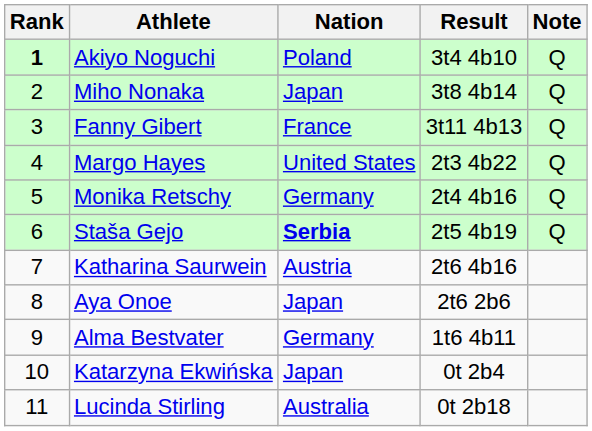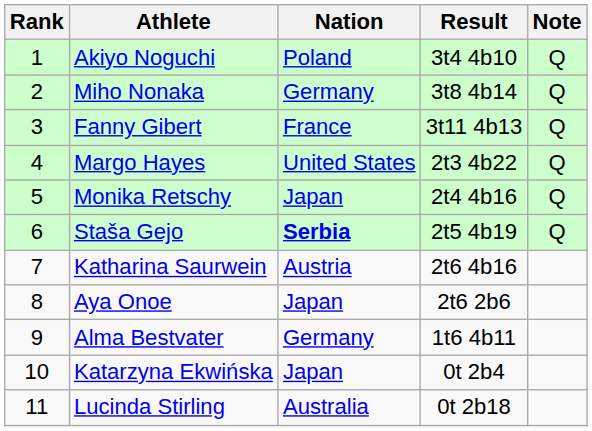(37, 57) bold -> (37, 57) normal
(313, 92) Japan -> (328, 92) Germany
(328, 197) Germany -> (313, 197) Japan
